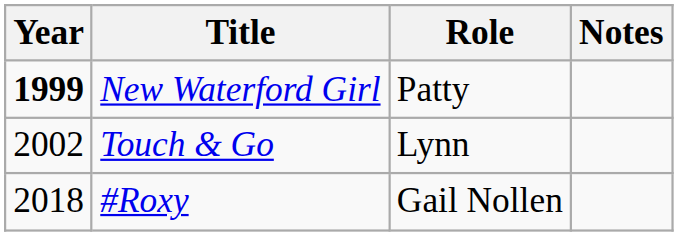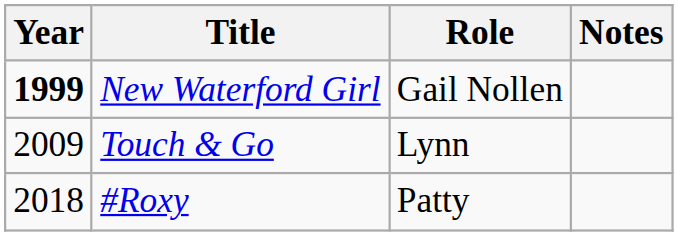(433, 88) Patty -> (480, 88) Gail Nollen
(49, 144) 2002 -> (49, 144) 2009
(480, 200) Gail Nollen -> (433, 200) Patty
